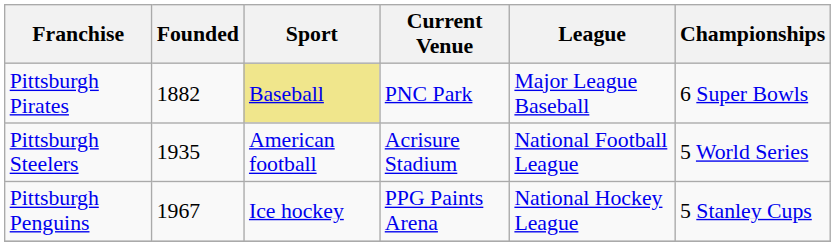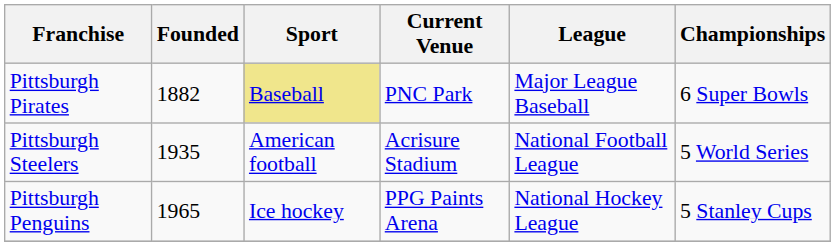(178, 210) 1967 -> (178, 210) 1965
